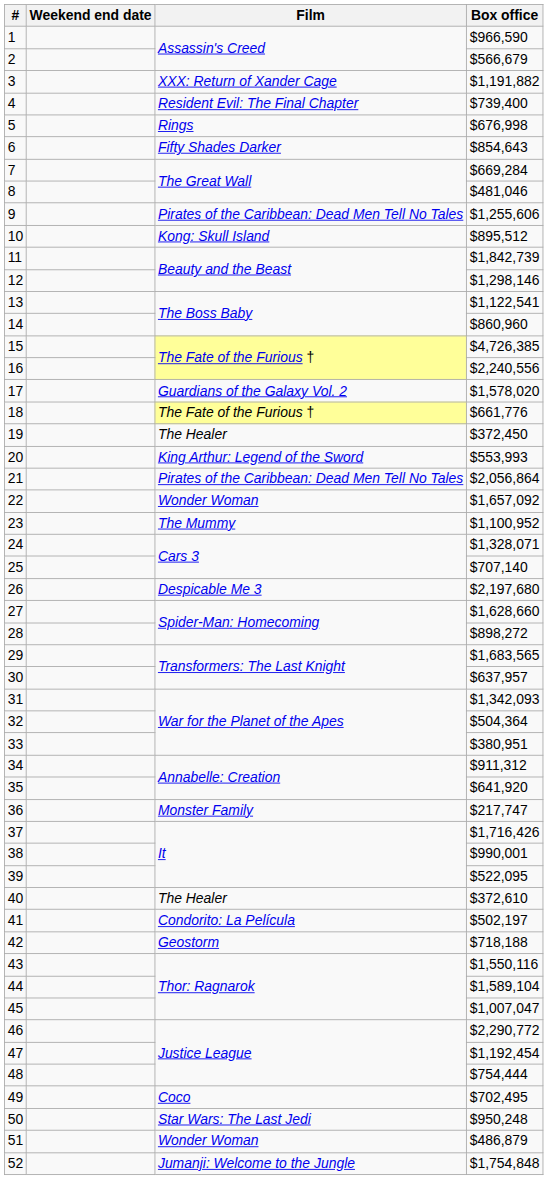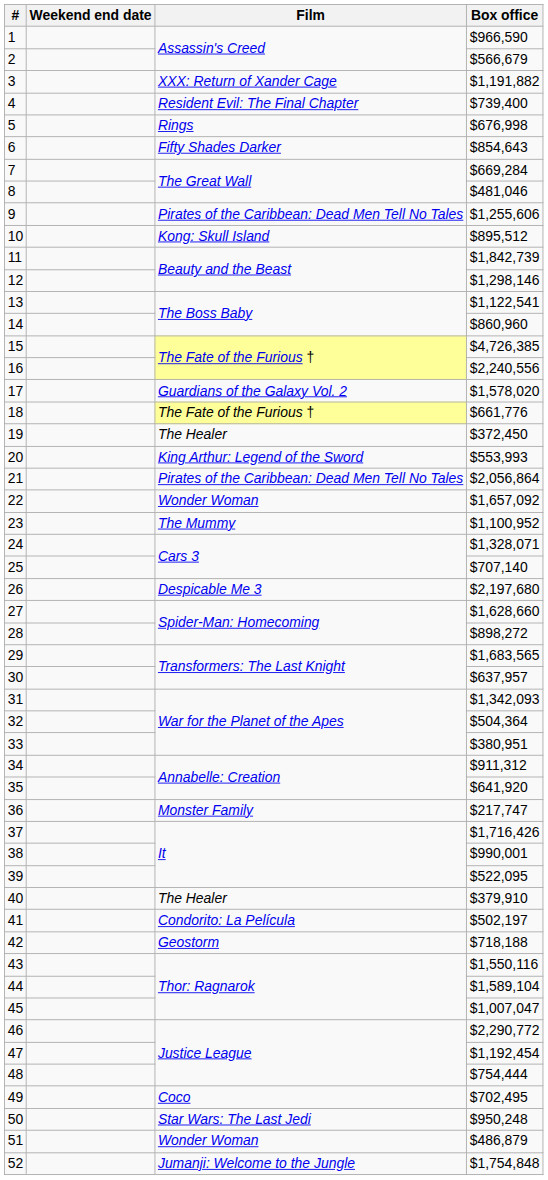(499, 898) $372,610 -> (499, 898) $379,910
